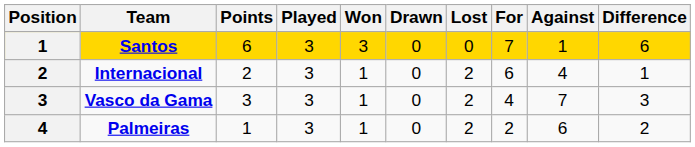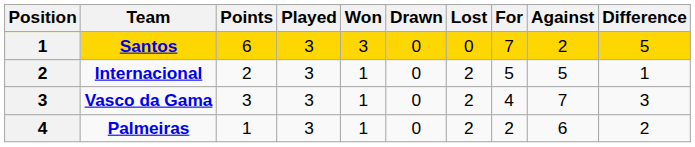(563, 45) 1 -> (563, 45) 2
(645, 45) 6 -> (645, 45) 5
(509, 73) 6 -> (509, 73) 5
(563, 73) 4 -> (563, 73) 5
